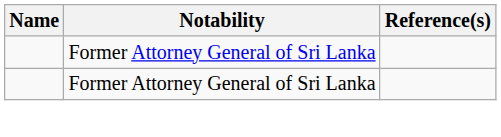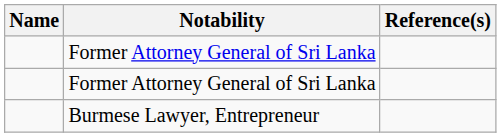+ row: (34, 116)
